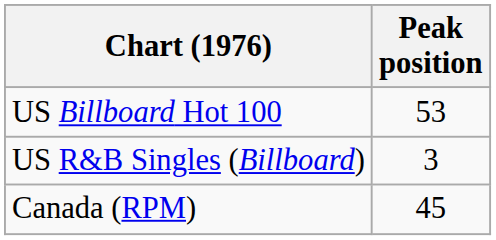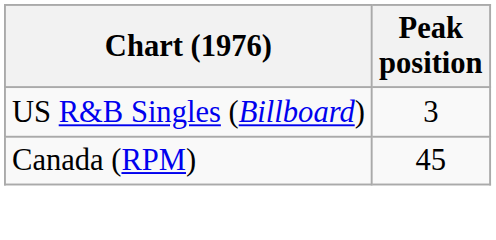- row: (147, 111)
